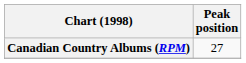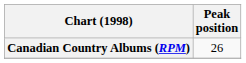(217, 48) 27 -> (217, 48) 26
